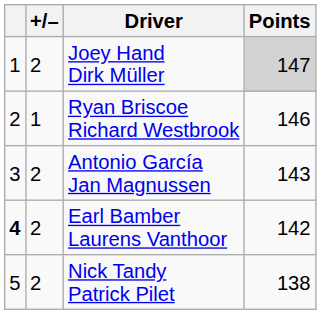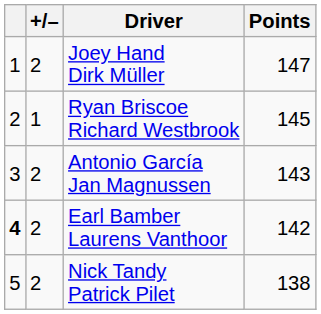(294, 64) lightgrey background -> (294, 64) no background
(294, 119) 146 -> (294, 119) 145
